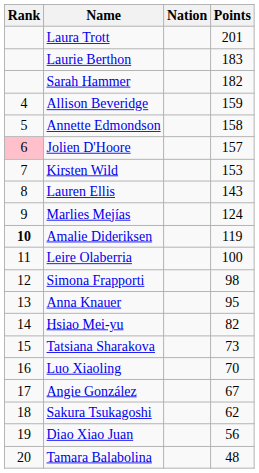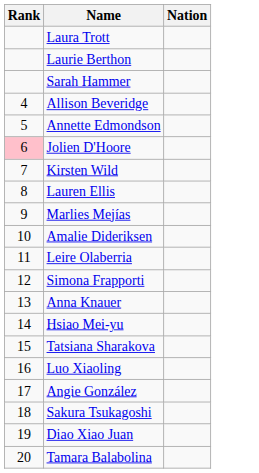- column: (232, 15)
(24, 236) bold -> (24, 236) normal
